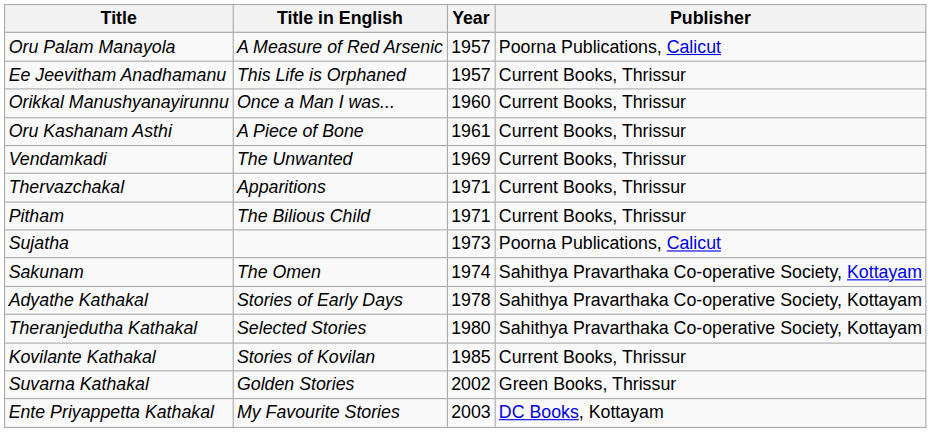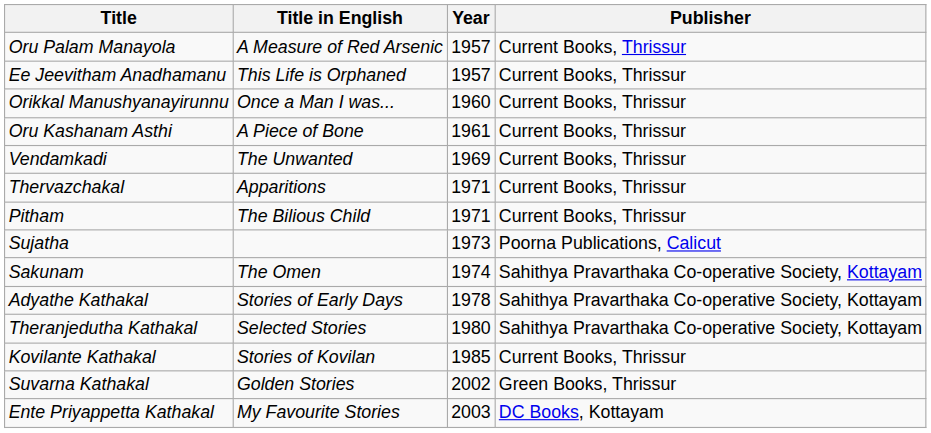(610, 46) Poorna Publications, Calicut -> (592, 46) Current Books, Thrissur
